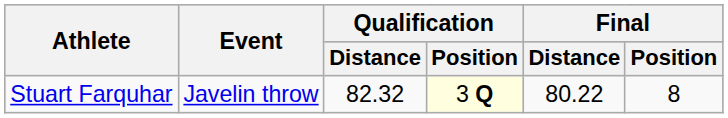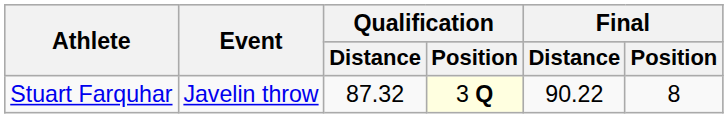(375, 95) 82.32 -> (375, 95) 87.32
(574, 95) 80.22 -> (574, 95) 90.22
